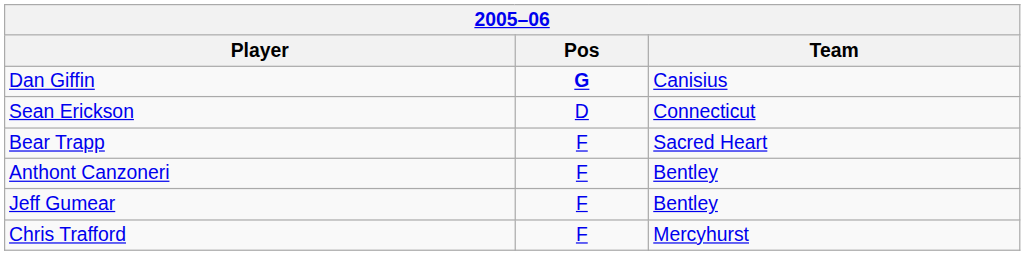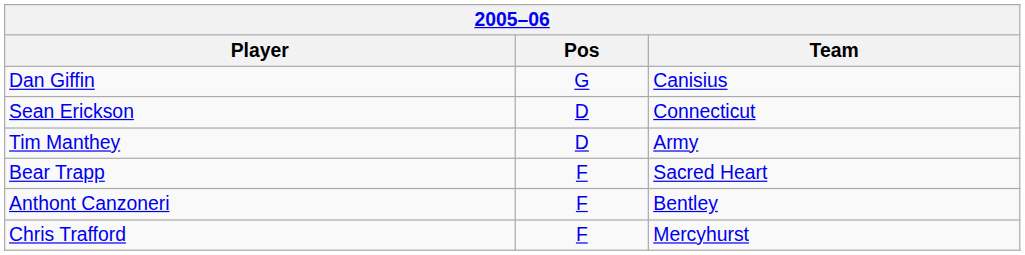(582, 81) bold -> (582, 81) normal
+ row: (65, 142)
- row: (62, 204)
